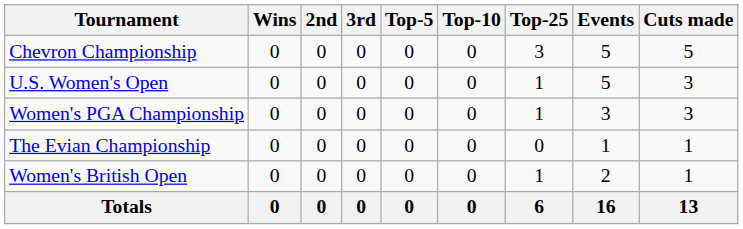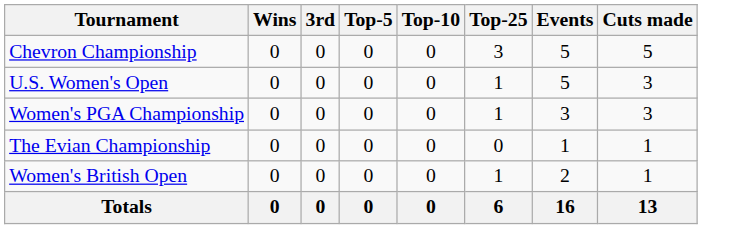- column: (321, 20)
